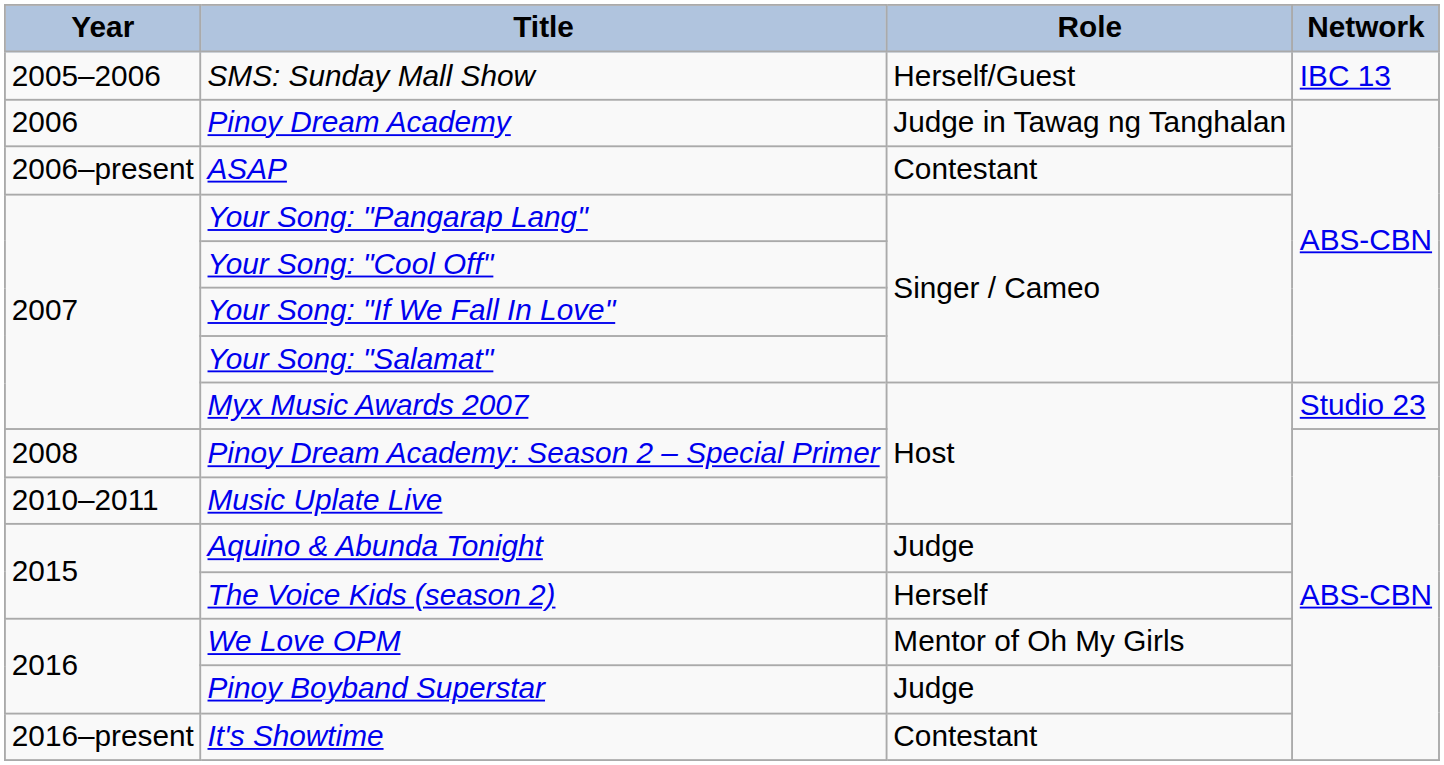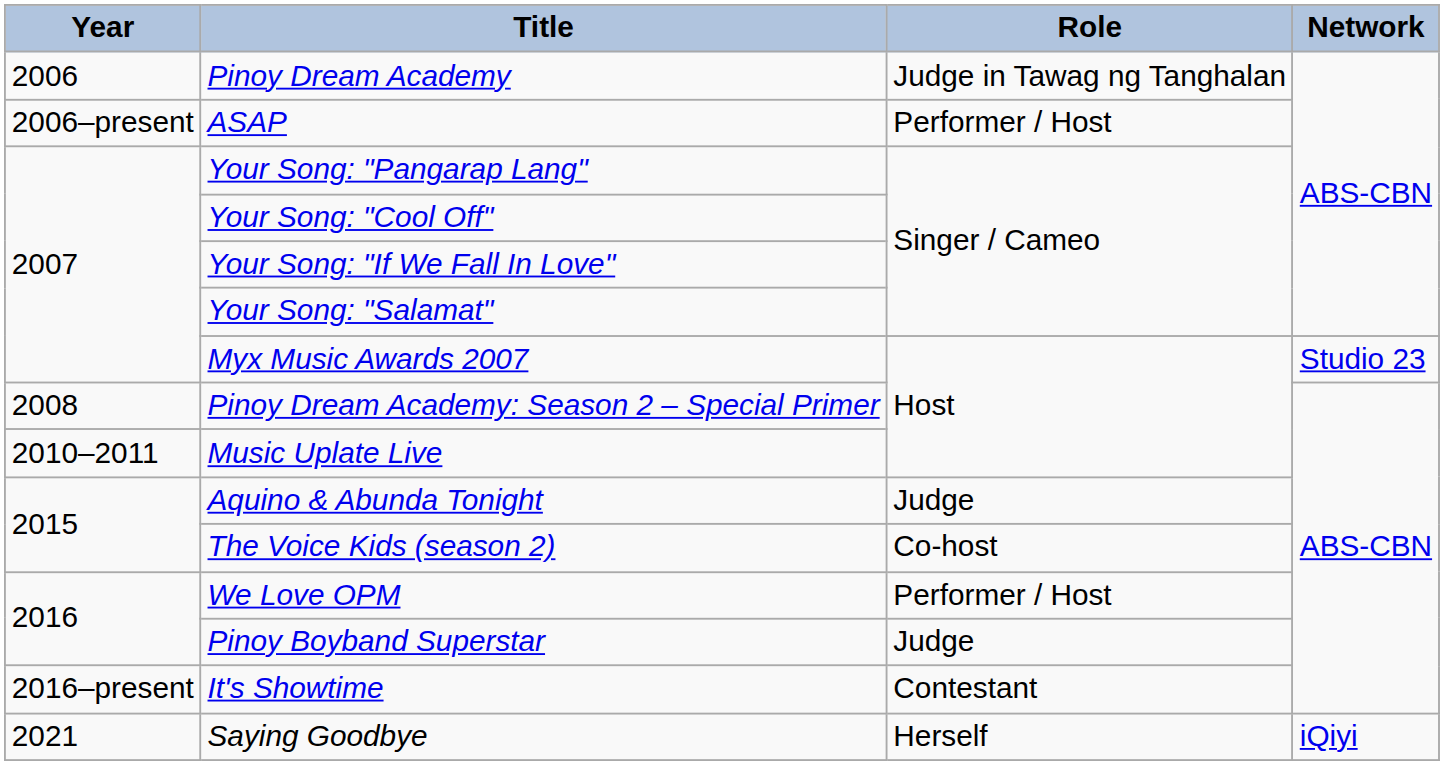- row: (371, 75)
(965, 169) Contestant -> (1002, 122) Performer / Host
(940, 594) Herself -> (945, 547) Co-host
(1039, 641) Mentor of Oh My Girls -> (1002, 594) Performer / Host
+ row: (318, 736)
